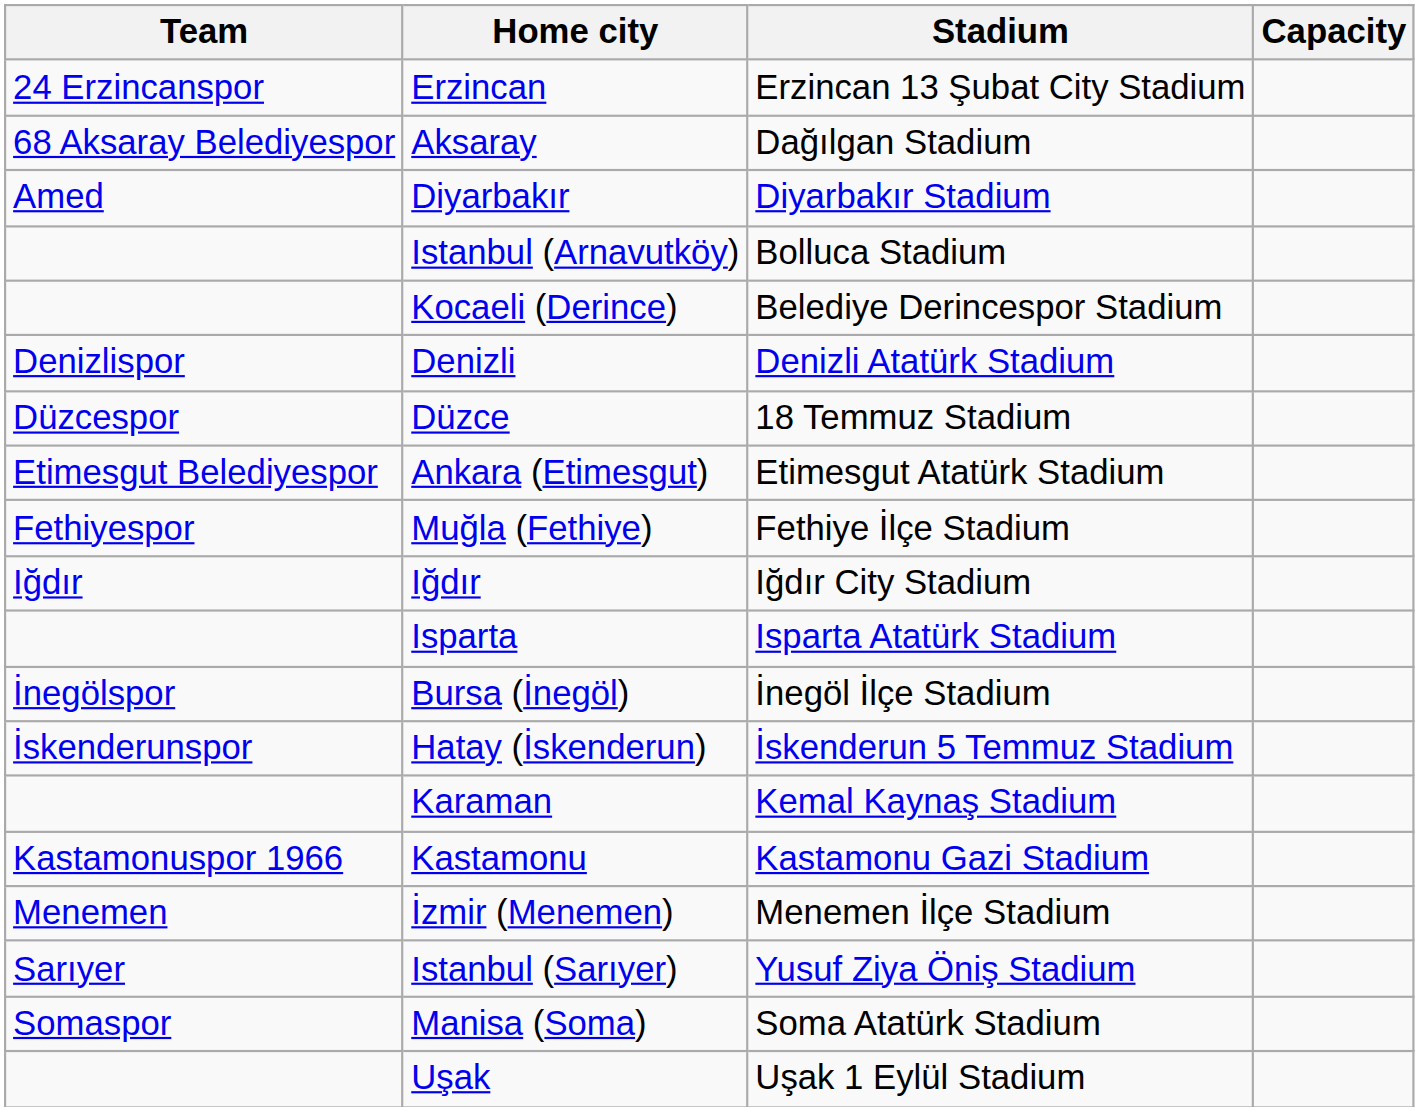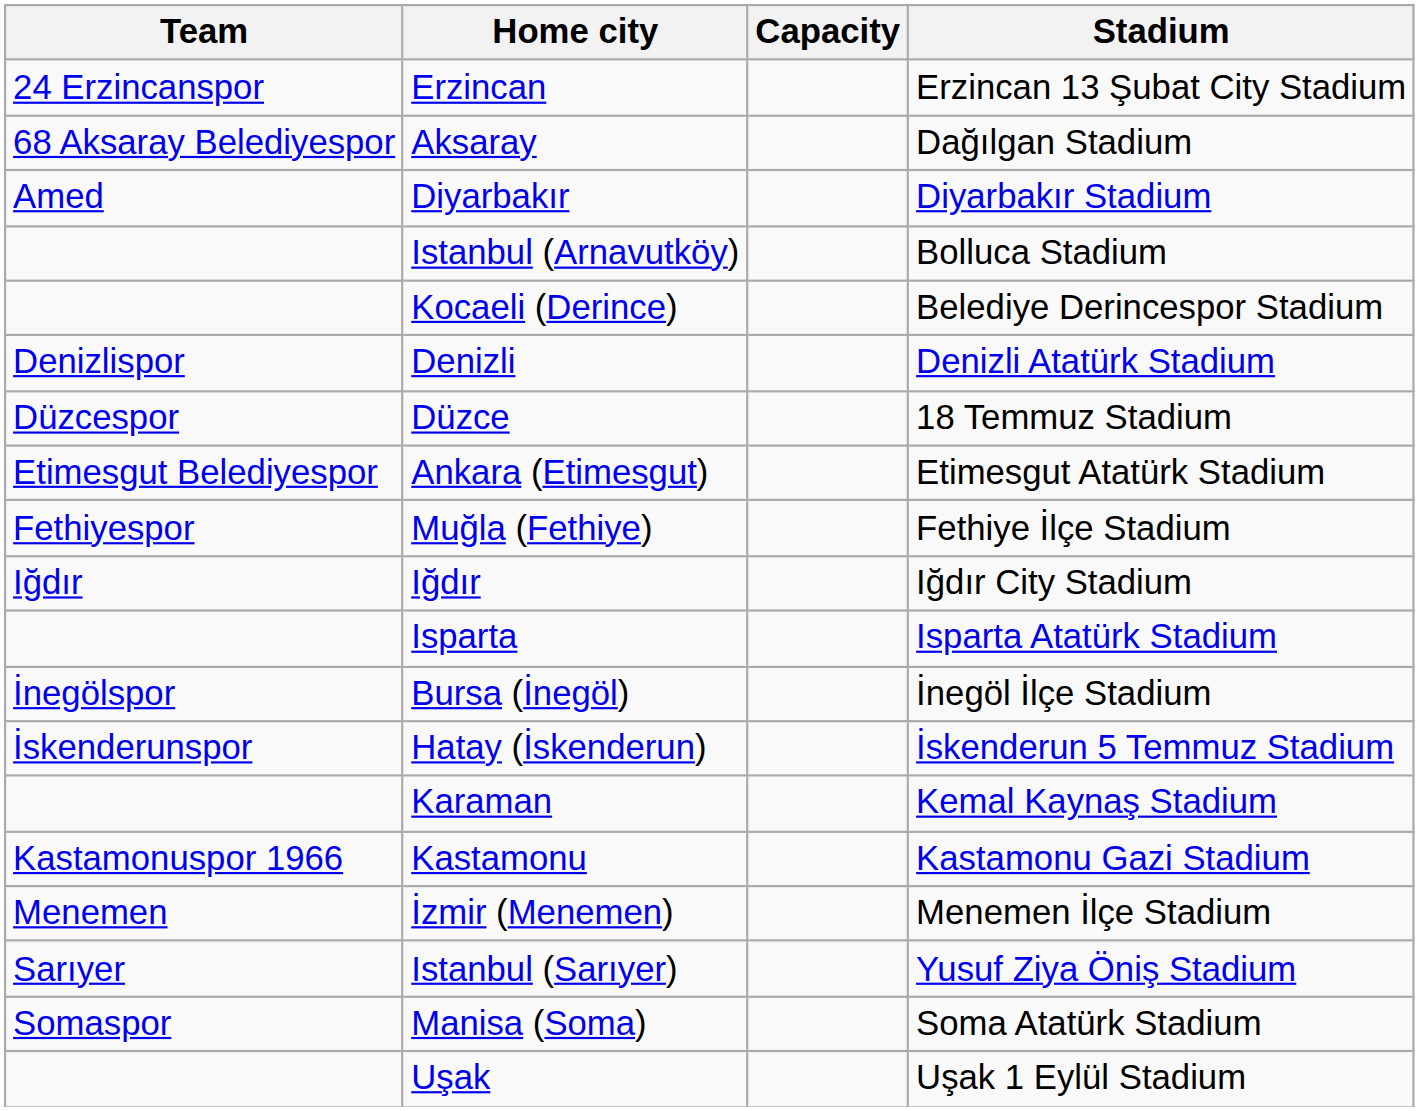columns swapped: (1000, 32) <-> (1334, 32)
